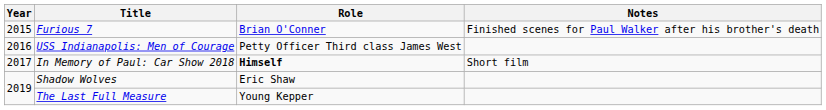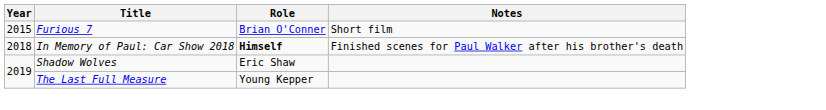(643, 30) Finished scenes for Paul Walker after his brother's death -> (362, 30) Short film
- row: (135, 46)
(19, 63) 2017 -> (19, 46) 2018
(498, 63) Short film -> (507, 46) Finished scenes for Paul Walker after his brother's death
